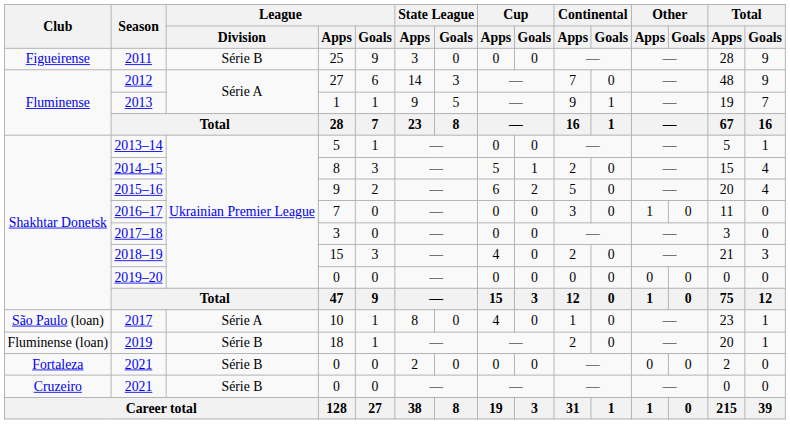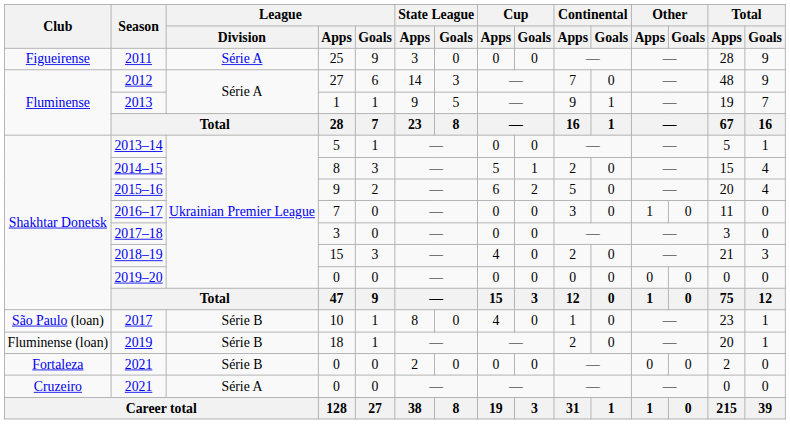(242, 59) Série B -> (242, 59) Série A
(242, 320) Série A -> (242, 320) Série B
(242, 386) Série B -> (242, 386) Série A
